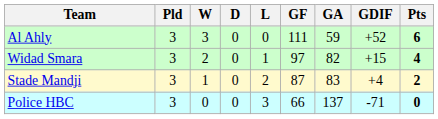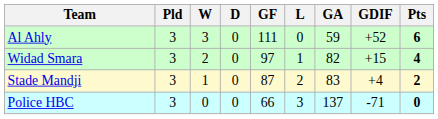columns swapped: (265, 15) <-> (298, 15)
